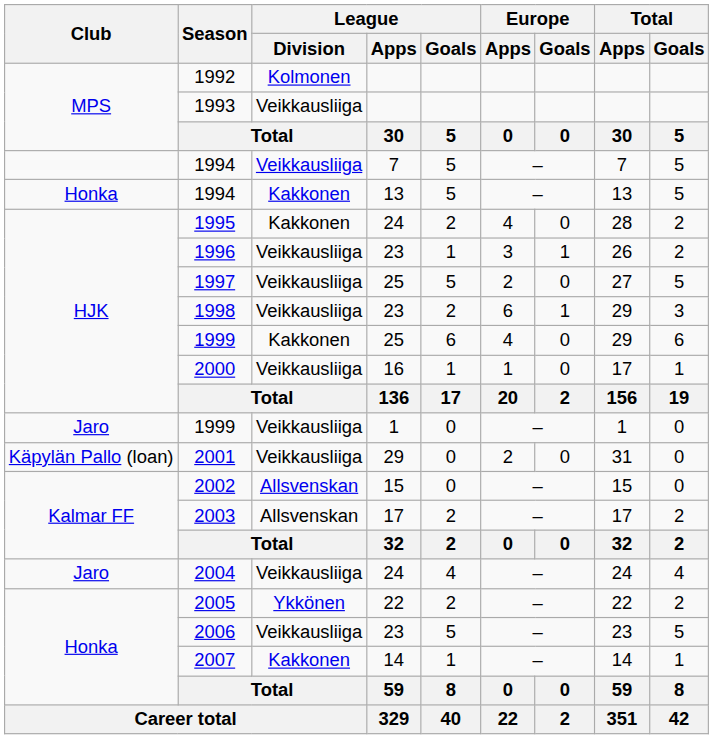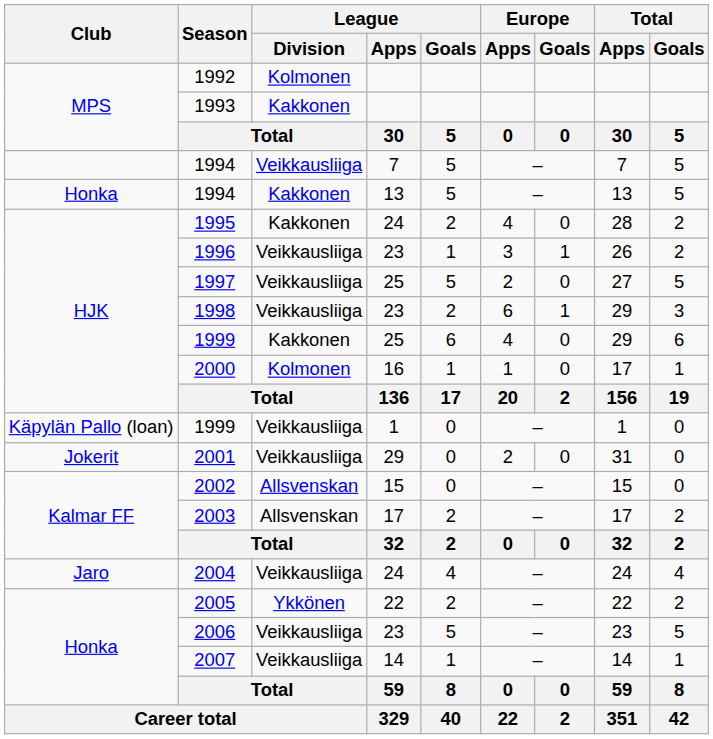(309, 106) Veikkausliiga -> (309, 106) Kakkonen
(309, 369) Veikkausliiga -> (309, 369) Kolmonen
(91, 427) Jaro -> (91, 427) Käpylän Pallo (loan)
(91, 456) Käpylän Pallo (loan) -> (91, 456) Jokerit
(309, 661) Kakkonen -> (309, 661) Veikkausliiga
